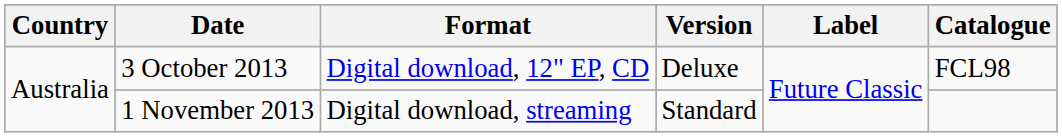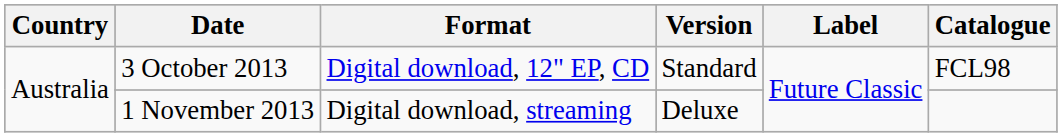(700, 68) Deluxe -> (709, 68) Standard
(709, 110) Standard -> (700, 110) Deluxe
